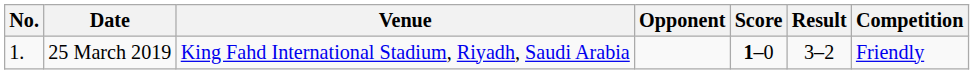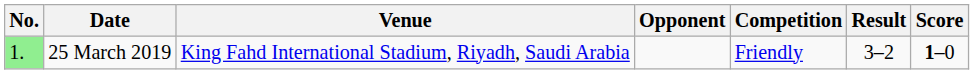columns swapped: (759, 20) <-> (910, 20)
(17, 52) no background -> (17, 52) lightgreen background
